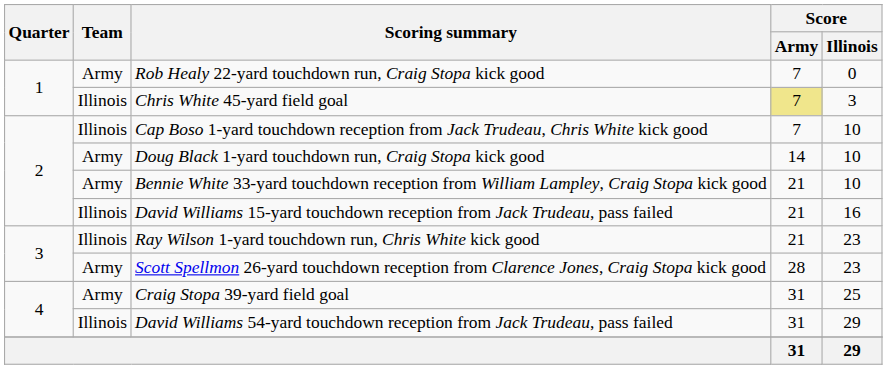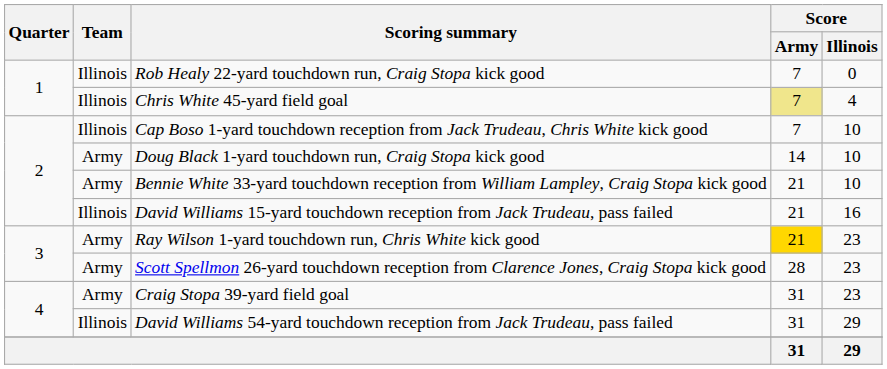(102, 73) Army -> (102, 73) Illinois
(852, 101) 3 -> (852, 101) 4
(102, 239) Illinois -> (102, 239) Army
(797, 239) no background -> (797, 239) gold background
(852, 294) 25 -> (852, 294) 23
